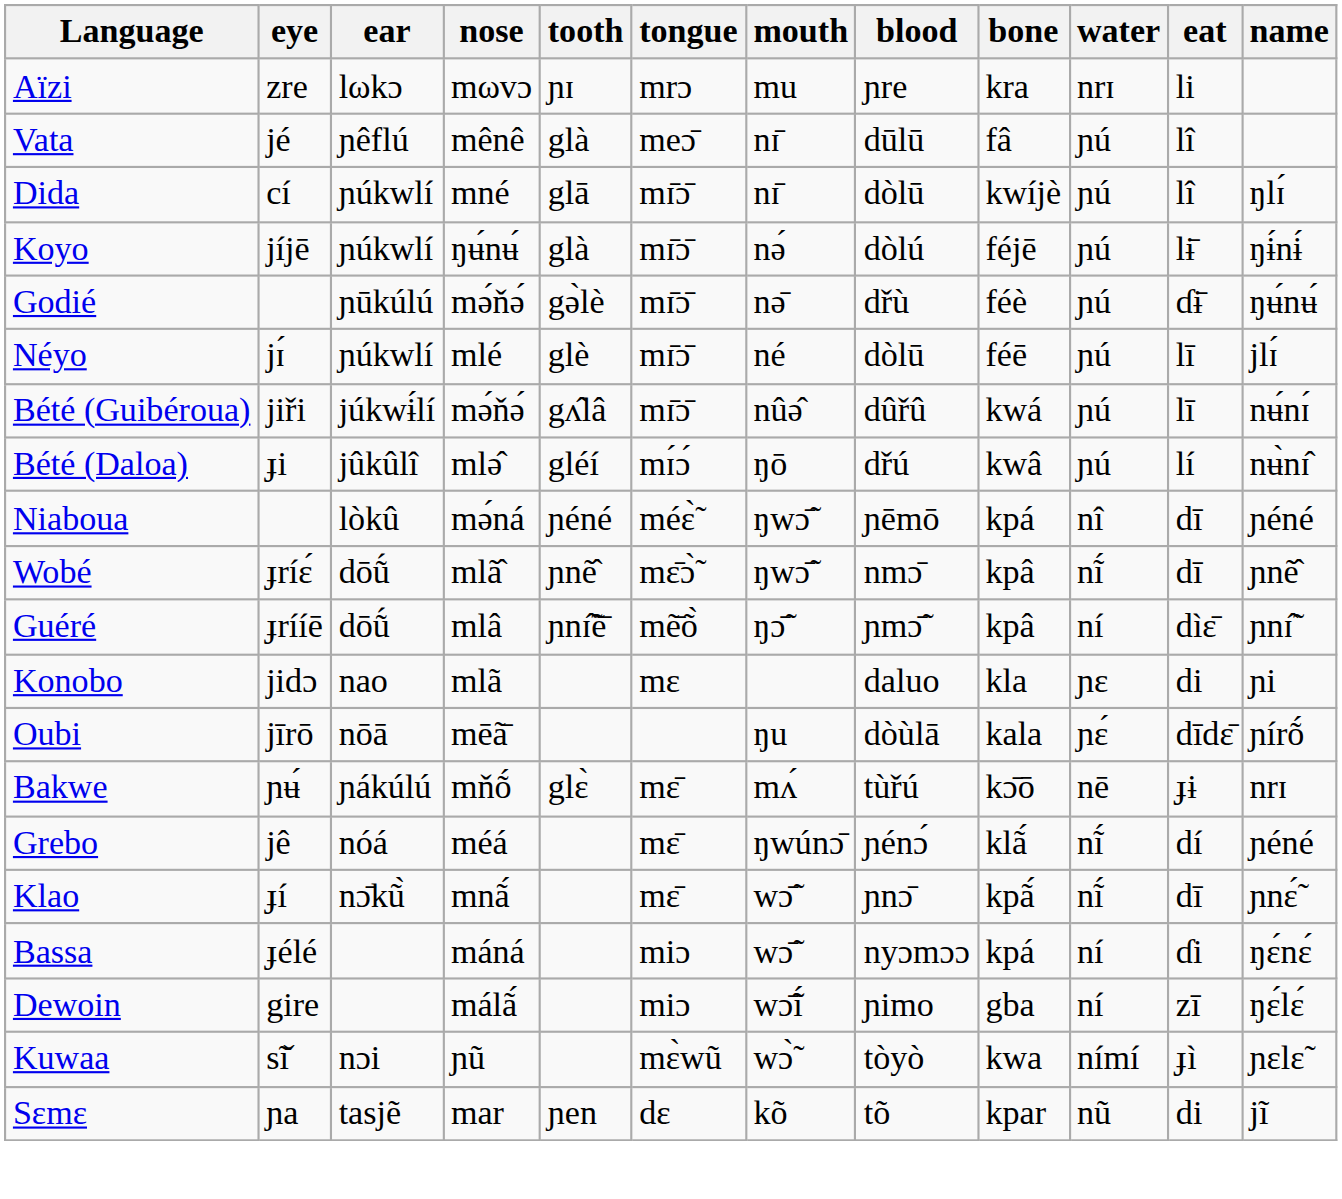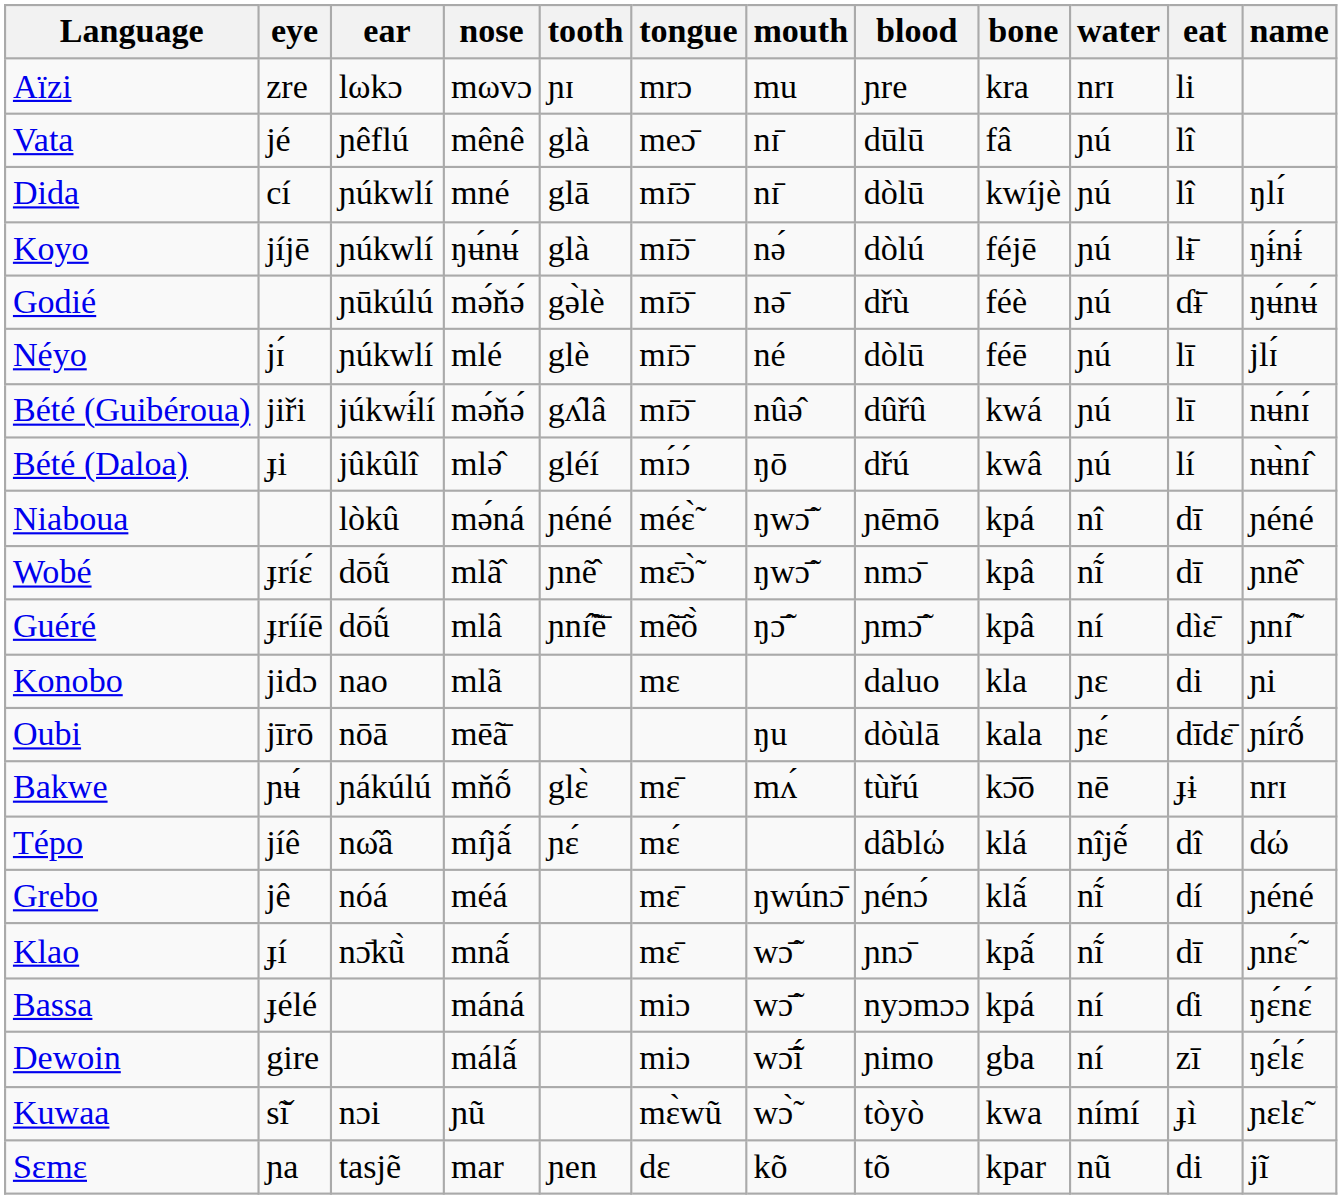+ row: (48, 842)
